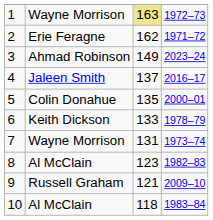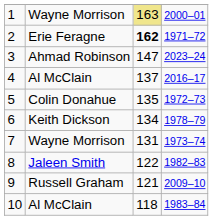(185, 15) 1972–73 -> (185, 15) 2000–01
(147, 36) normal -> (147, 36) bold
(147, 57) 149 -> (147, 57) 147
(67, 78) Jaleen Smith -> (60, 78) Al McClain
(185, 99) 2000–01 -> (185, 99) 1972–73
(147, 120) 133 -> (147, 120) 134
(60, 162) Al McClain -> (67, 162) Jaleen Smith
(147, 162) 123 -> (147, 162) 122
